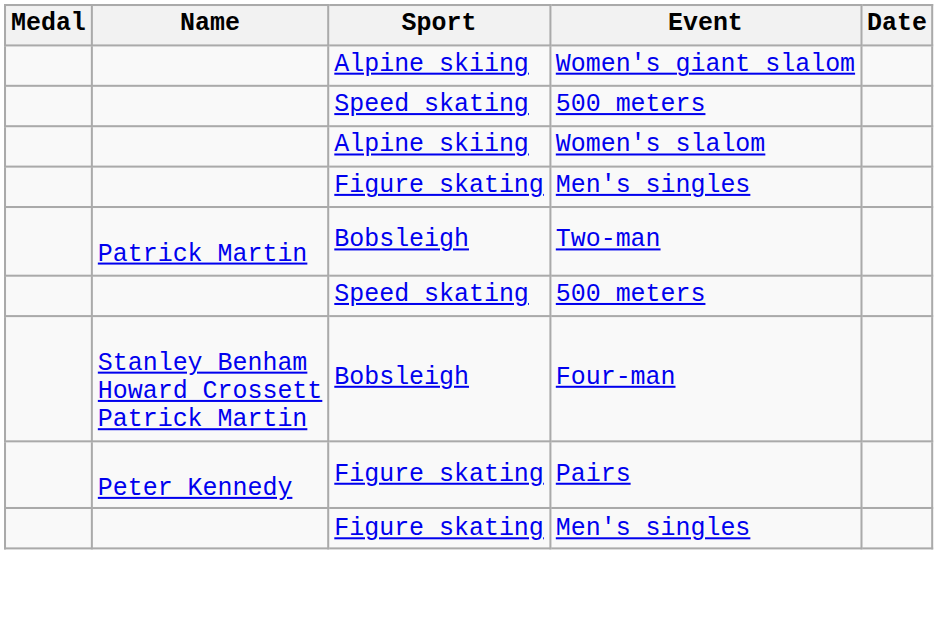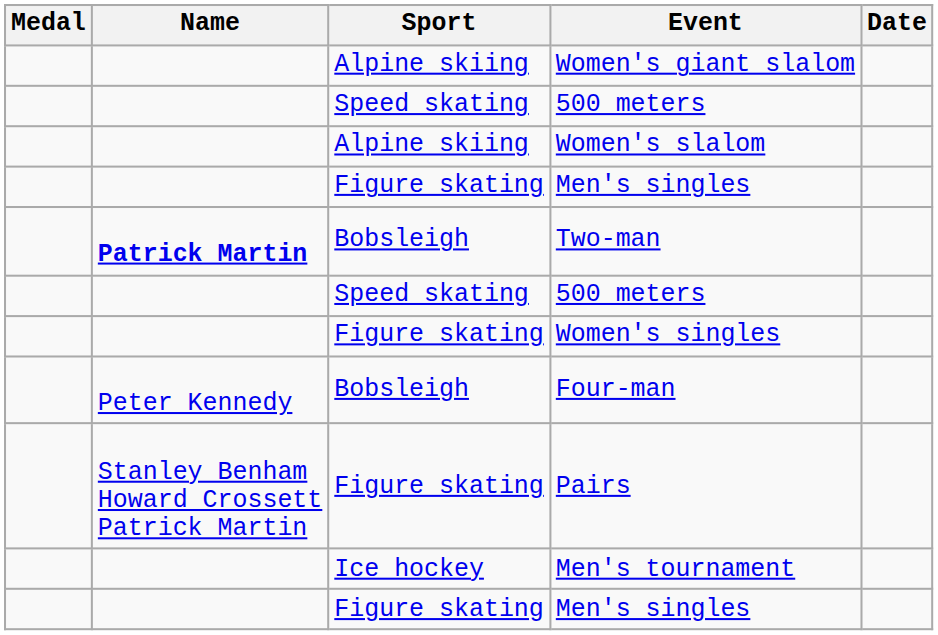(203, 255) normal -> (203, 255) bold
+ row: (439, 336)
(210, 392) Stanley Benham Howard Crossett Patrick Martin -> (195, 404) Peter Kennedy
(195, 489) Peter Kennedy -> (210, 501) Stanley Benham Howard Crossett Patrick Martin
+ row: (409, 570)
